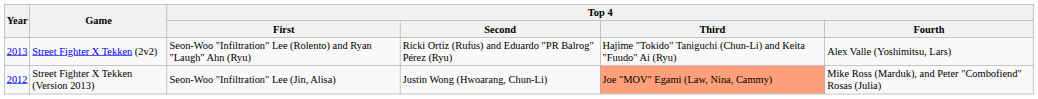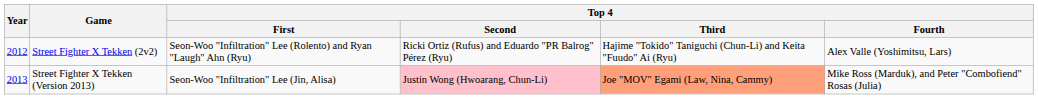(17, 51) 2013 -> (17, 51) 2012
(17, 79) 2012 -> (17, 79) 2013
(475, 79) no background -> (475, 79) pink background
